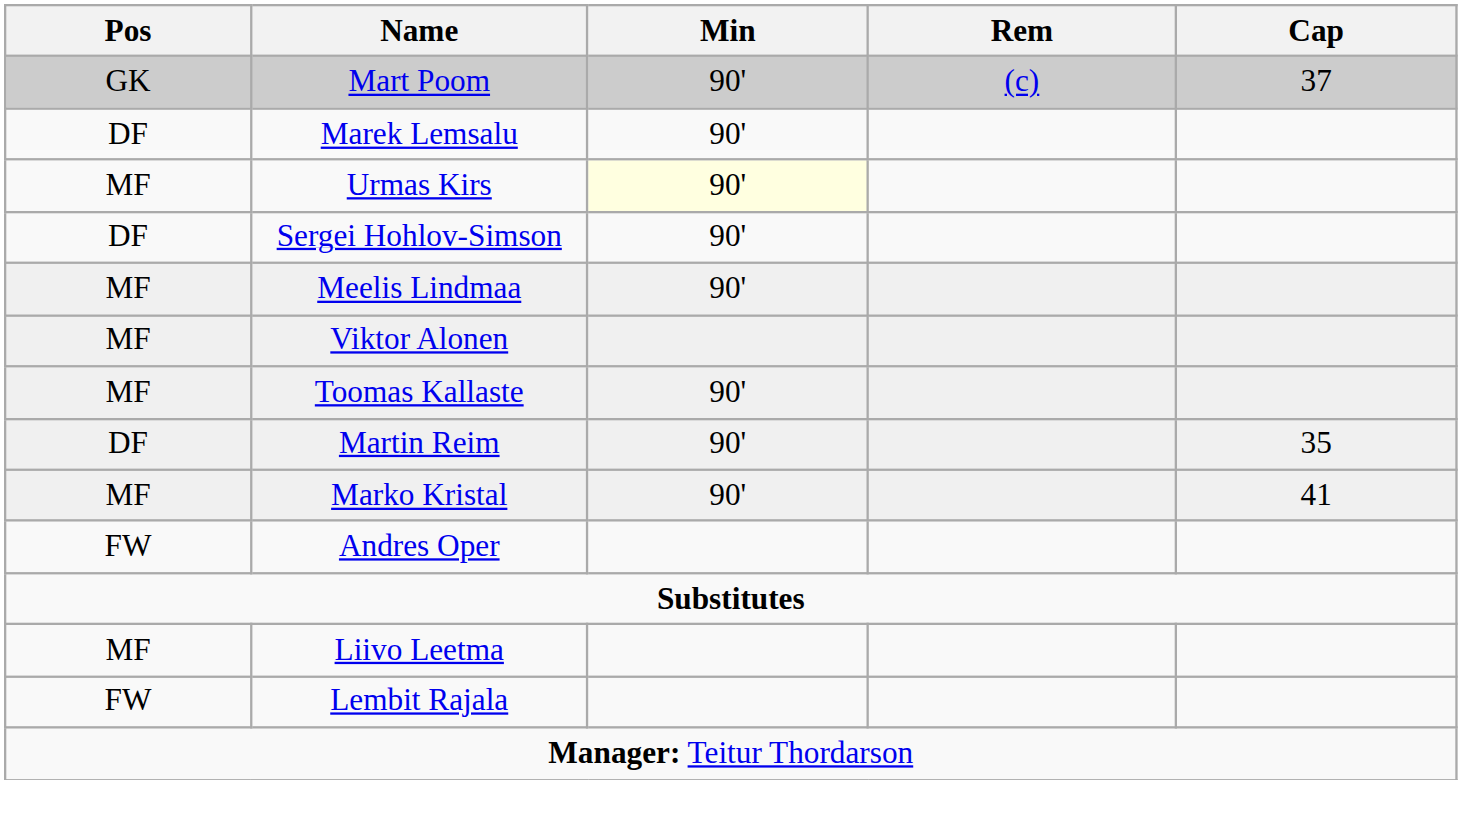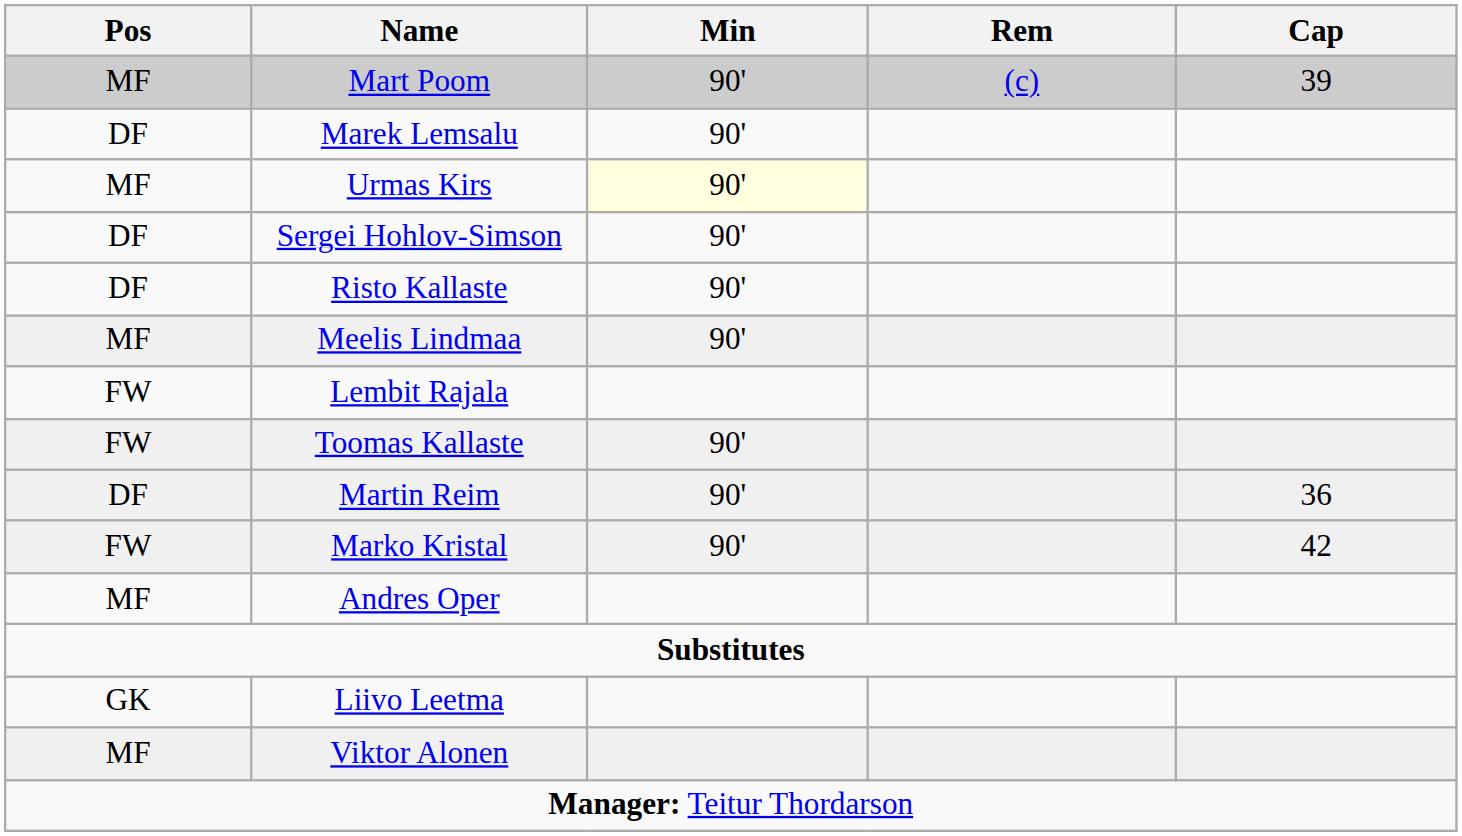(128, 81) GK -> (128, 81) MF
(1316, 81) 37 -> (1316, 81) 39
+ row: (419, 287)
rows swapped: (419, 339) <-> (419, 700)
(128, 391) MF -> (128, 442) FW
(1316, 442) 35 -> (1316, 494) 36
(128, 494) MF -> (128, 545) FW
(1316, 494) 41 -> (1316, 545) 42
(128, 545) FW -> (128, 597) MF
(128, 649) MF -> (128, 700) GK
